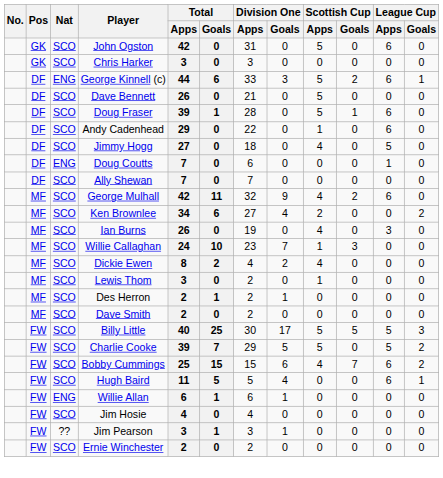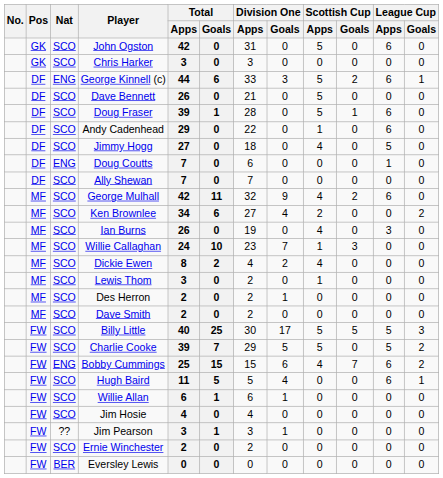(217, 297) 1 -> (217, 297) 0
(64, 364) SCO -> (64, 364) ENG
(64, 398) ENG -> (64, 398) SCO
+ row: (123, 465)
